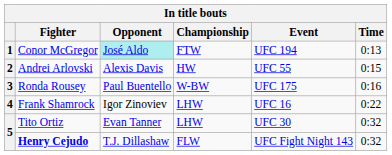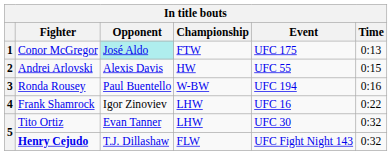(275, 50) UFC 194 -> (275, 50) UFC 175
(275, 86) UFC 175 -> (275, 86) UFC 194
